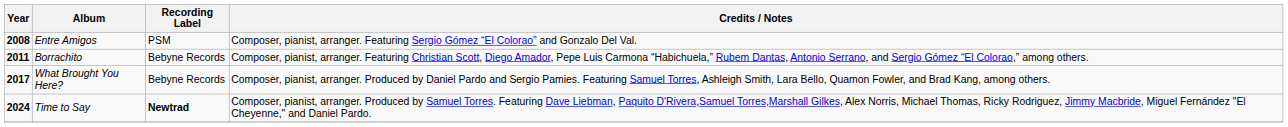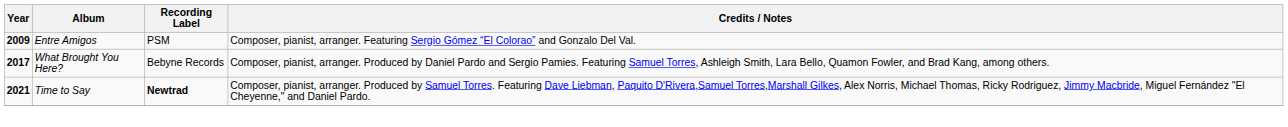(18, 40) 2008 -> (18, 40) 2009
- row: (58, 57)
(18, 107) 2024 -> (18, 91) 2021
